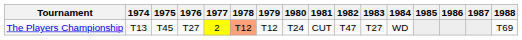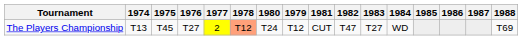columns swapped: (269, 12) <-> (296, 12)
